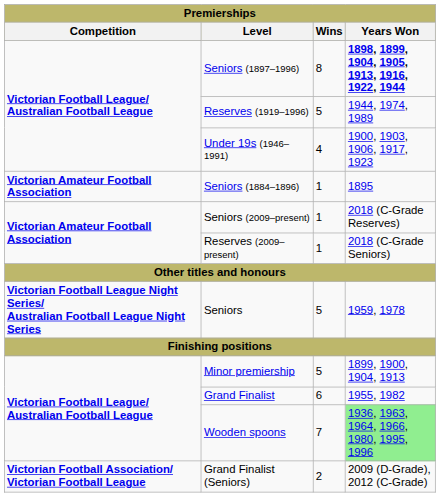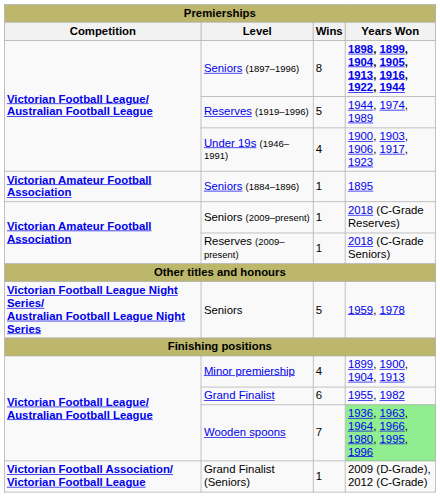(319, 371) 5 -> (319, 371) 4
(319, 476) 2 -> (319, 476) 1
